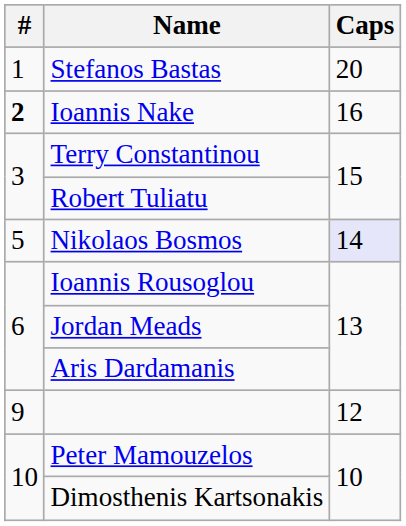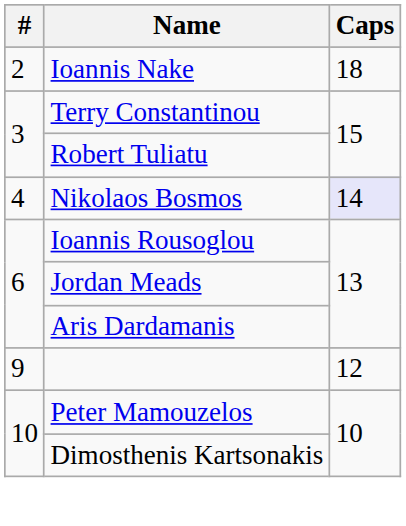- row: (136, 68)
(18, 111) bold -> (18, 68) normal
(349, 111) 16 -> (349, 68) 18
(18, 240) 5 -> (18, 197) 4
